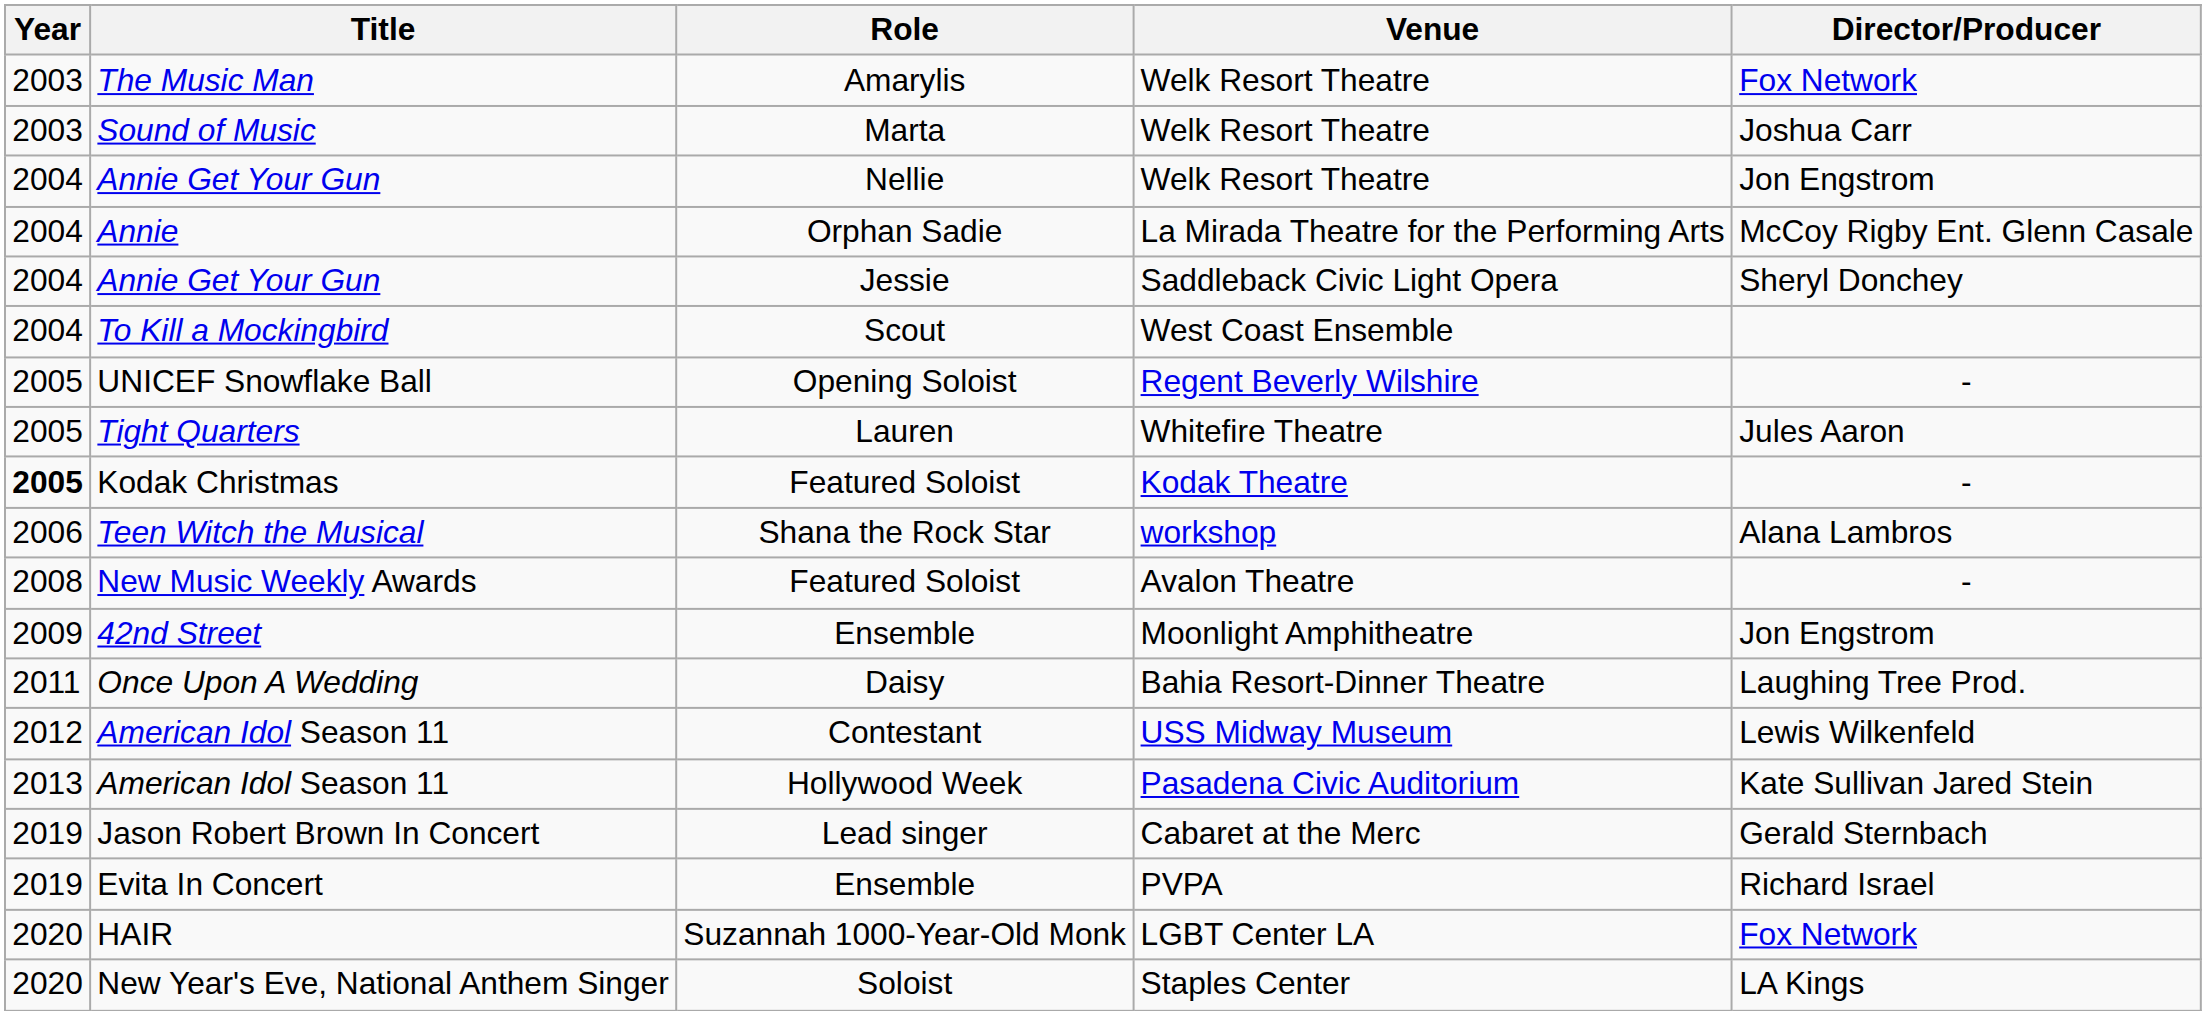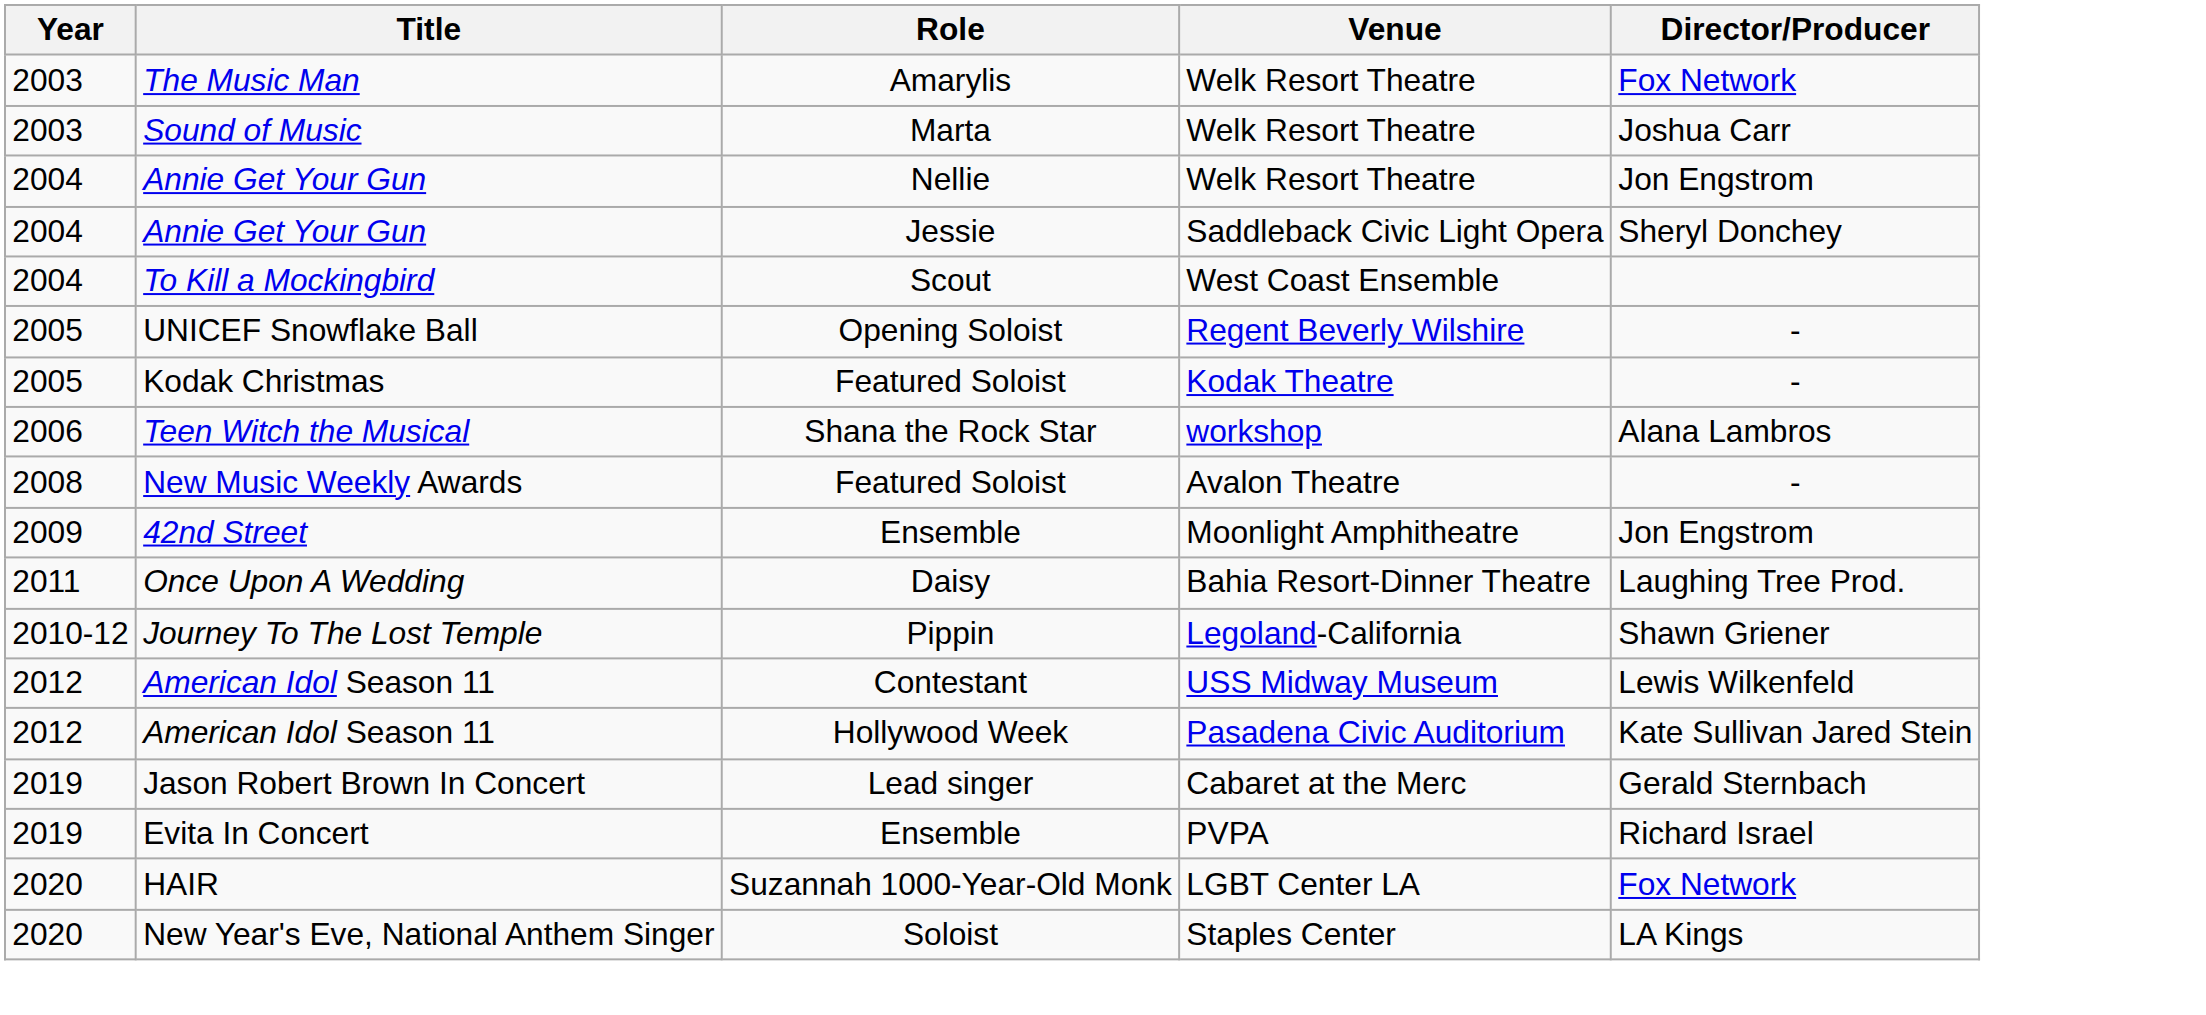- row: (138, 230)
- row: (198, 431)
(48, 481) bold -> (48, 381) normal
+ row: (343, 632)
(48, 783) 2013 -> (48, 733) 2012
